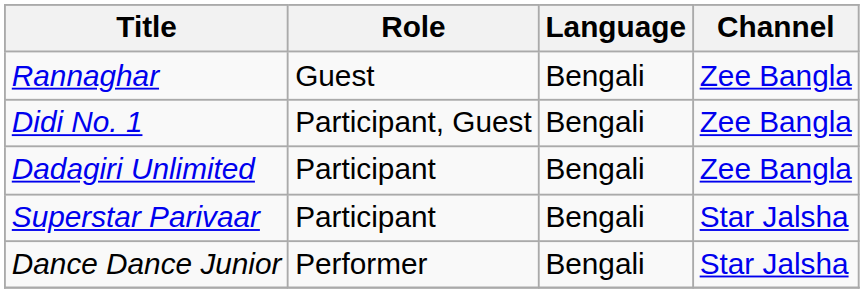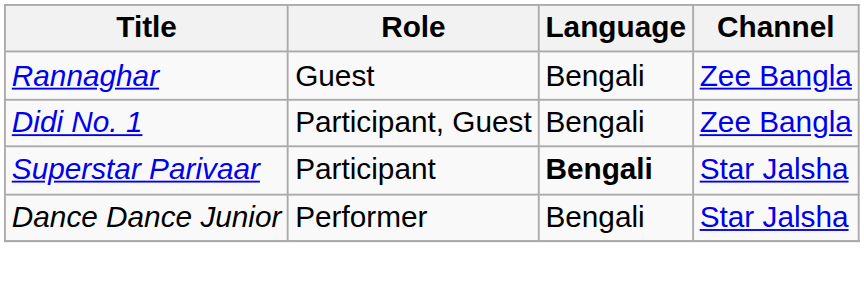- row: (133, 169)
(595, 216) normal -> (599, 169) bold
